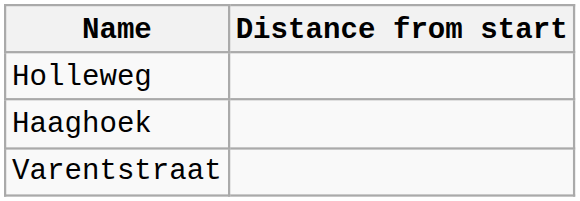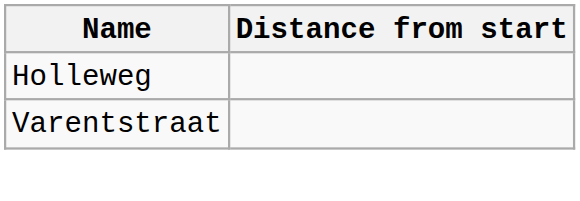- row: (82, 124)
